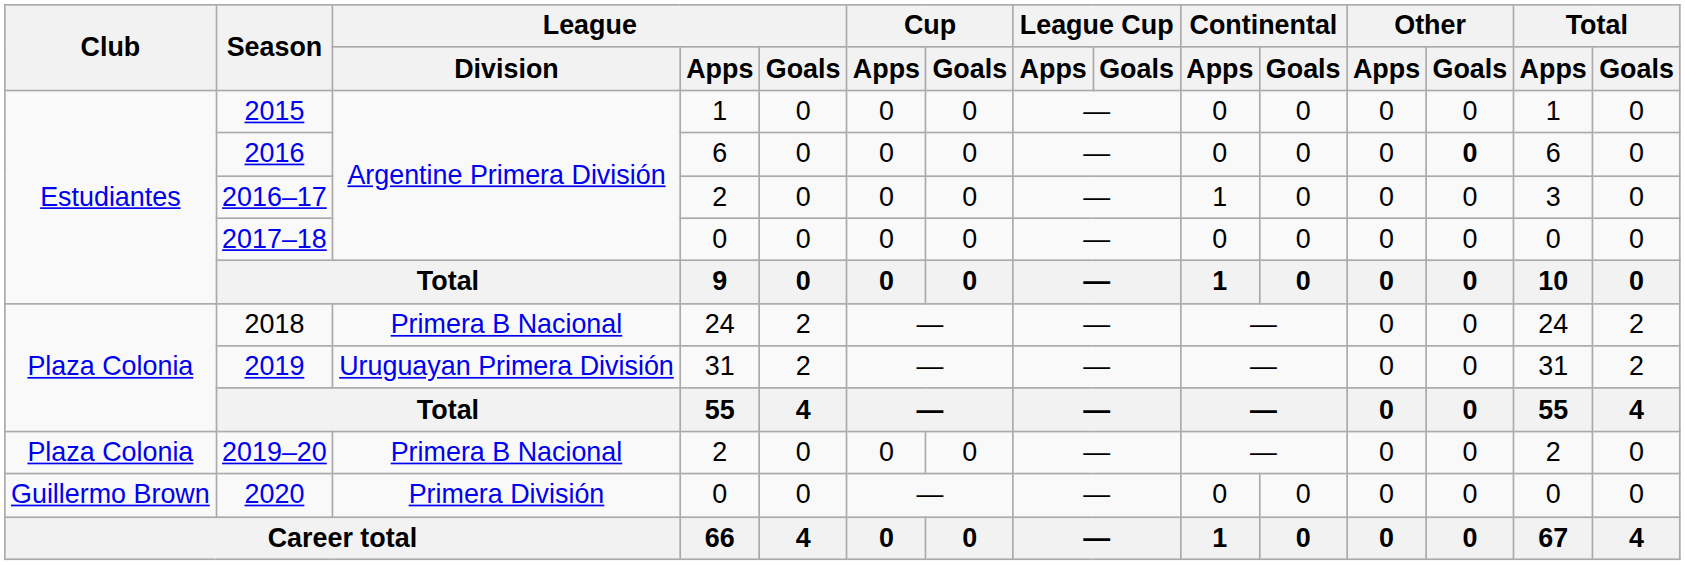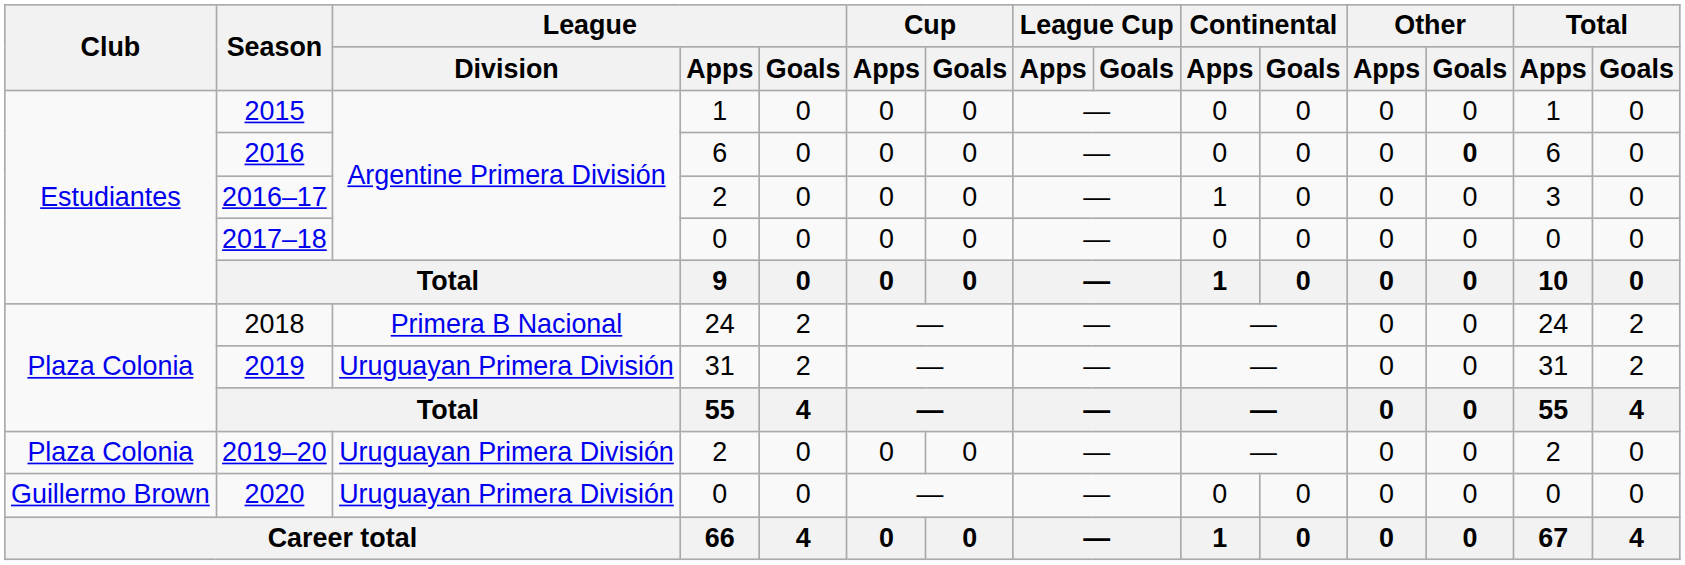(506, 452) Primera B Nacional -> (506, 452) Uruguayan Primera División
(506, 494) Primera División -> (506, 494) Uruguayan Primera División
